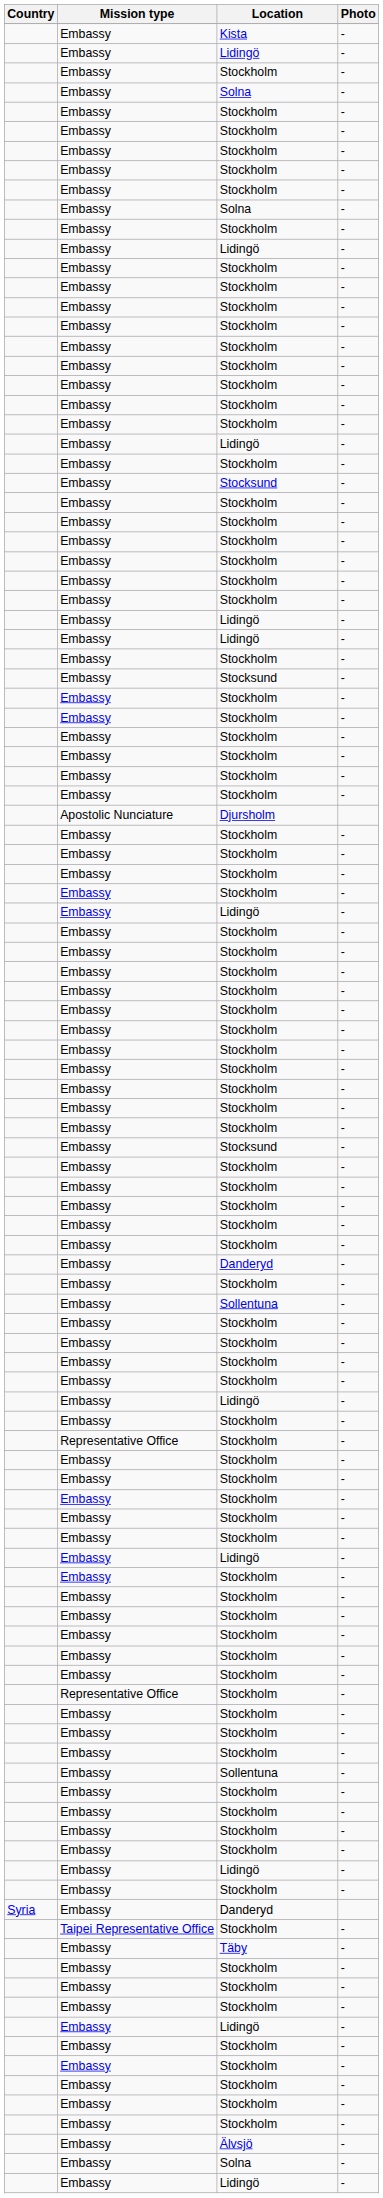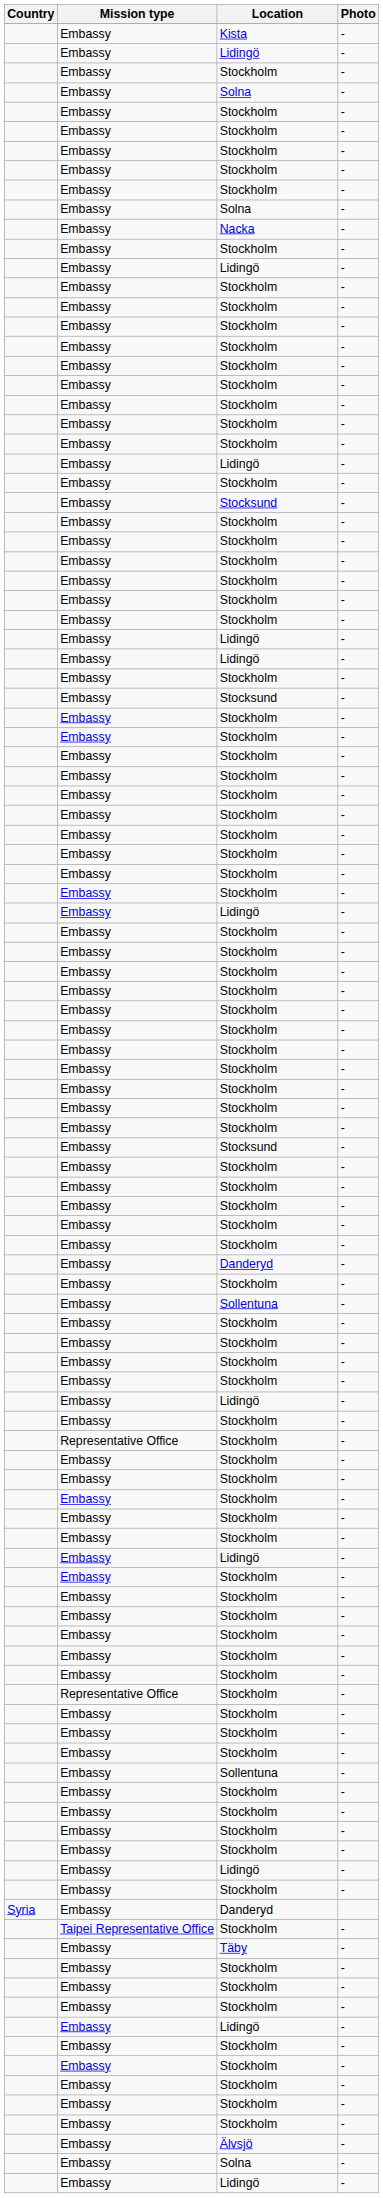+ row: (85, 229)
- row: (117, 815)
